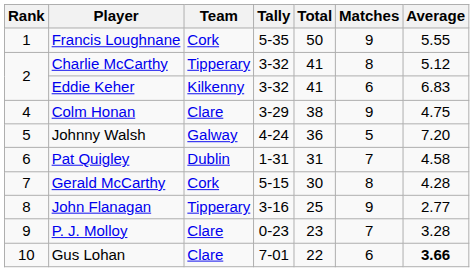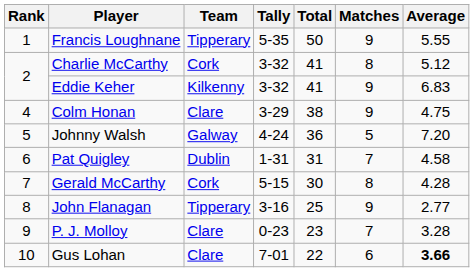(203, 40) Cork -> (219, 40) Tipperary
(219, 64) Tipperary -> (203, 64) Cork
(369, 87) 6 -> (369, 87) 9
